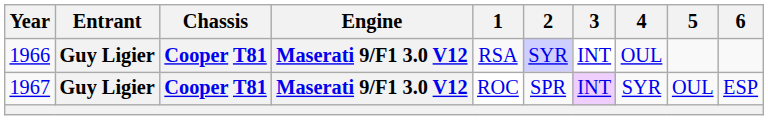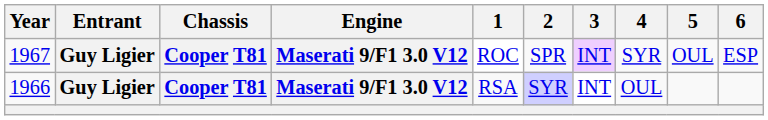rows swapped: (30, 55) <-> (30, 88)
